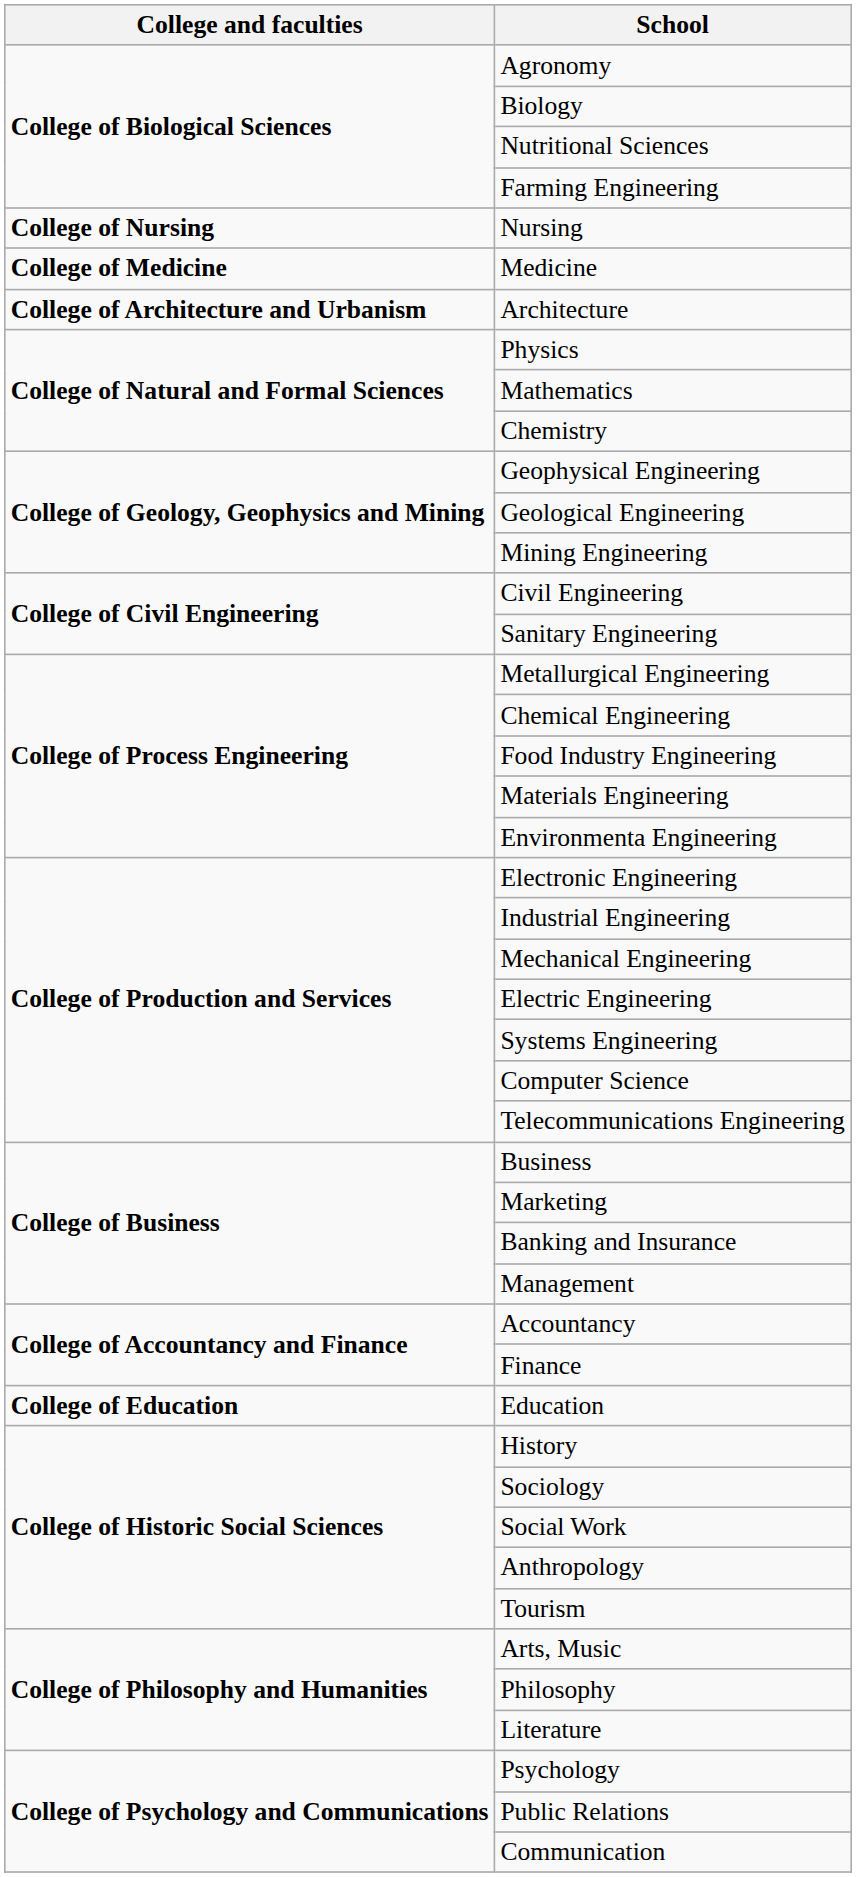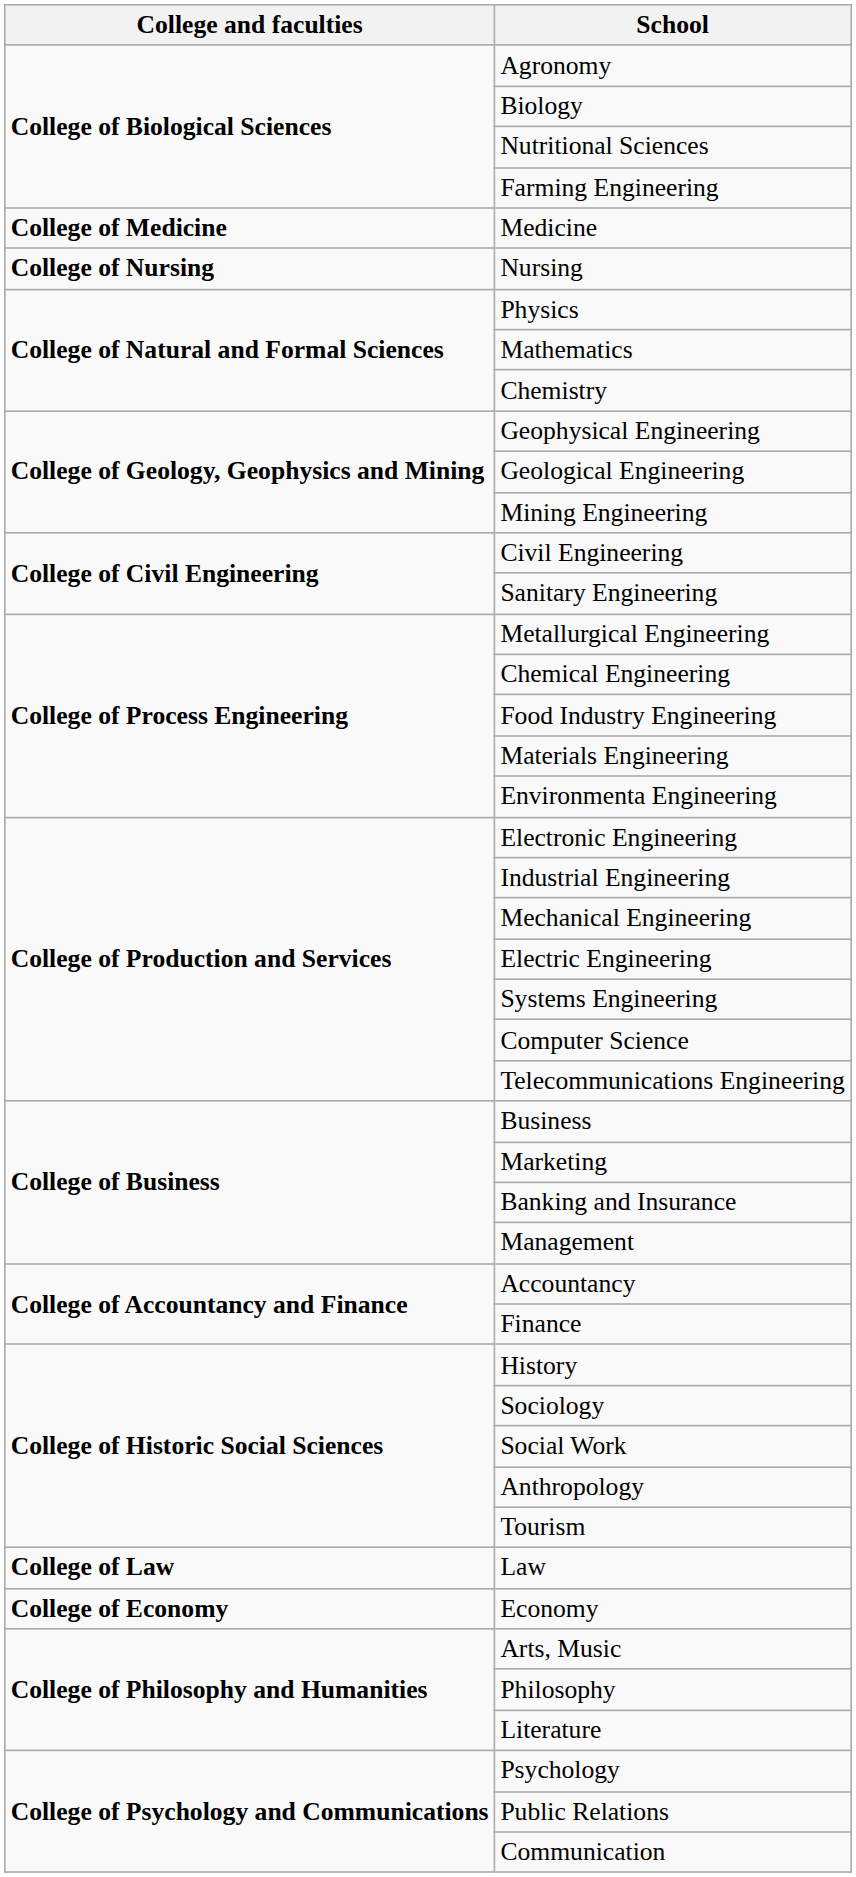rows swapped: (542, 227) <-> (549, 268)
- row: (564, 308)
- row: (552, 1405)
+ row: (523, 1567)
+ row: (549, 1608)
